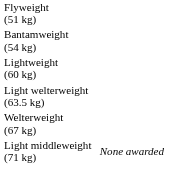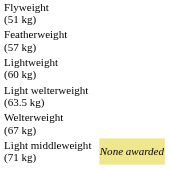- row: (36, 41)
+ row: (36, 41)
(132, 151) no background -> (132, 151) khaki background
